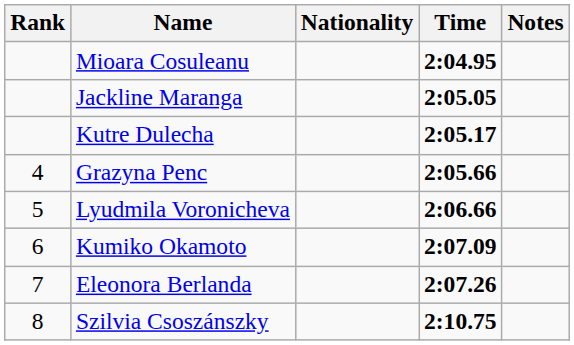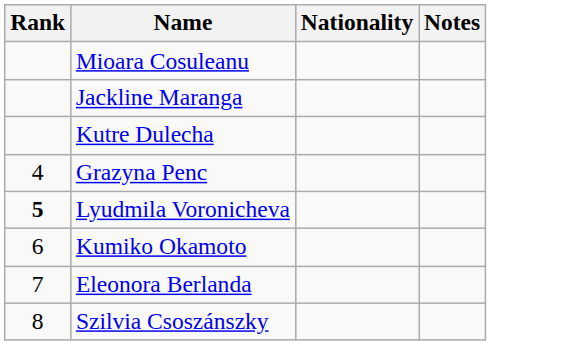- column: (460, 23)
(38, 209) normal -> (38, 209) bold
